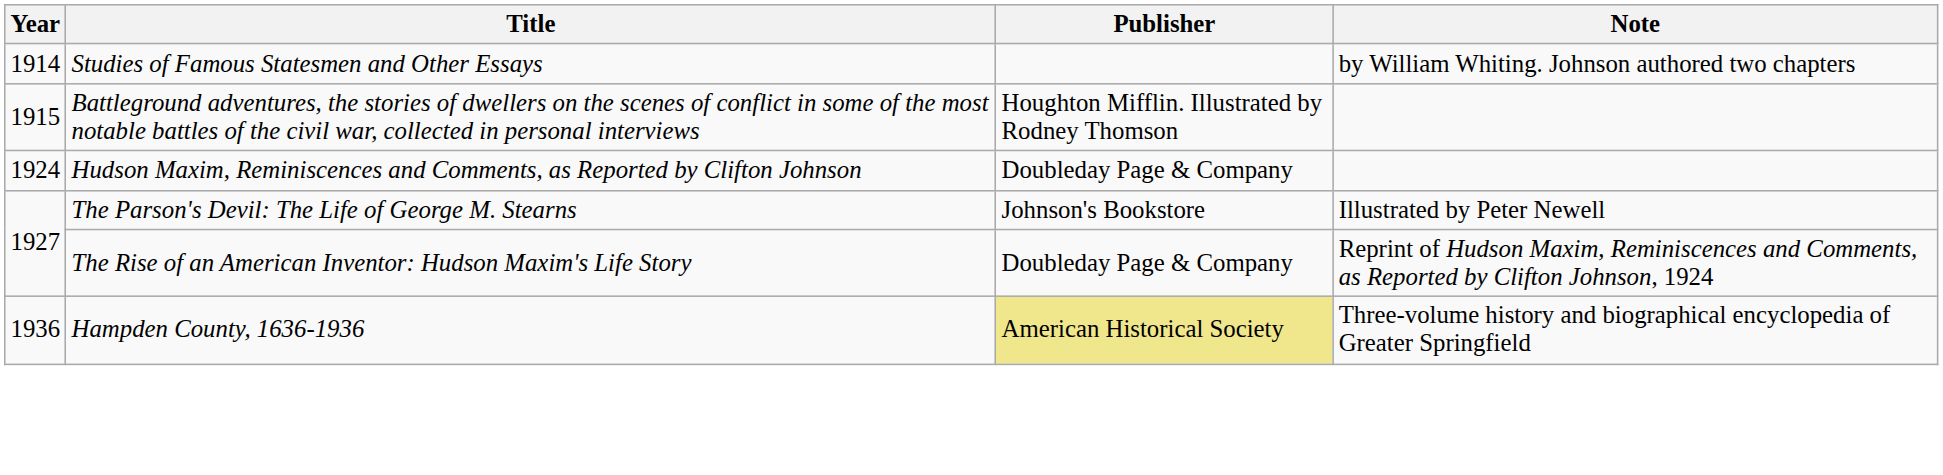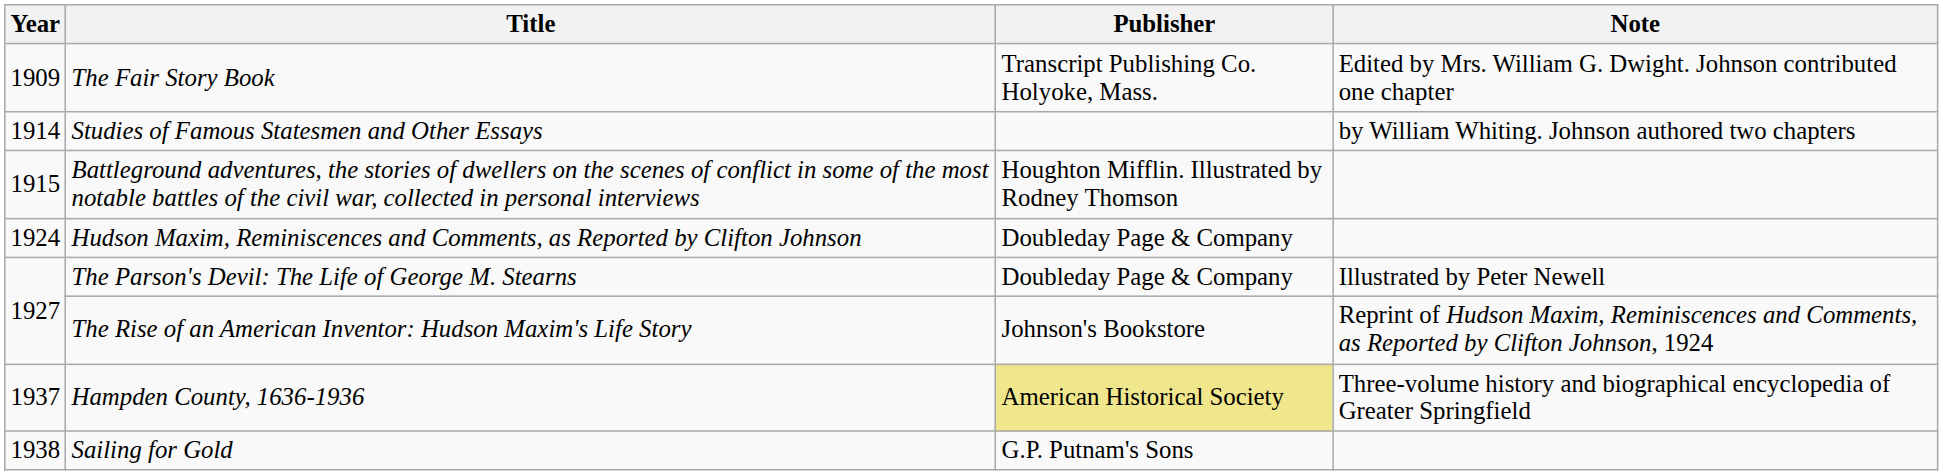+ row: (173, 77)
(1103, 209) Johnson's Bookstore -> (1147, 276) Doubleday Page & Company
(1147, 262) Doubleday Page & Company -> (1103, 329) Johnson's Bookstore
(35, 329) 1936 -> (35, 397) 1937
+ row: (152, 450)
